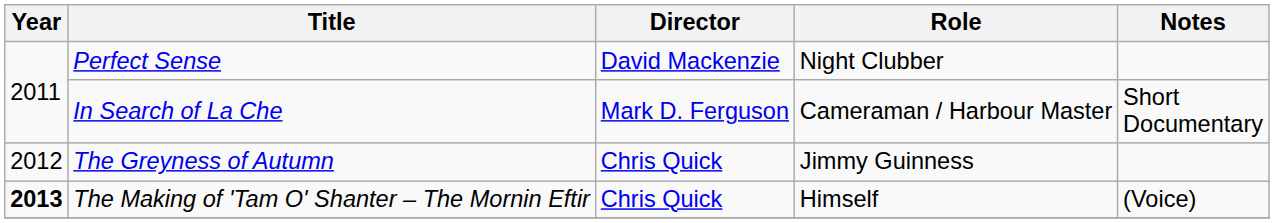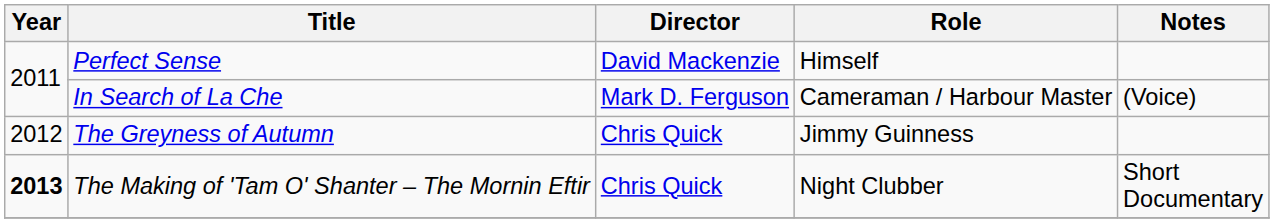(872, 60) Night Clubber -> (839, 60) Himself
(1193, 110) Short Documentary -> (1160, 97) (Voice)
(839, 198) Himself -> (872, 185) Night Clubber
(1160, 198) (Voice) -> (1193, 185) Short Documentary
